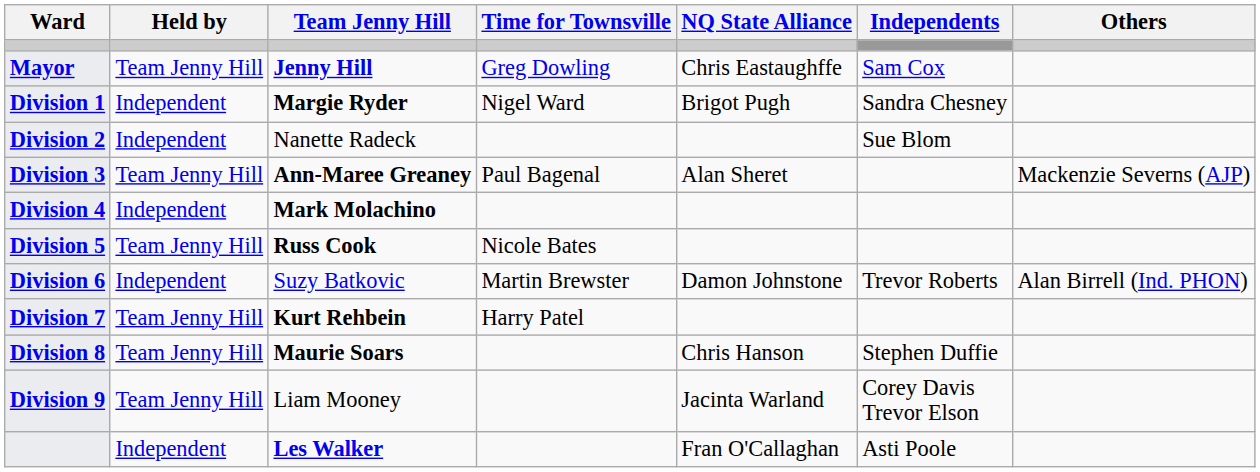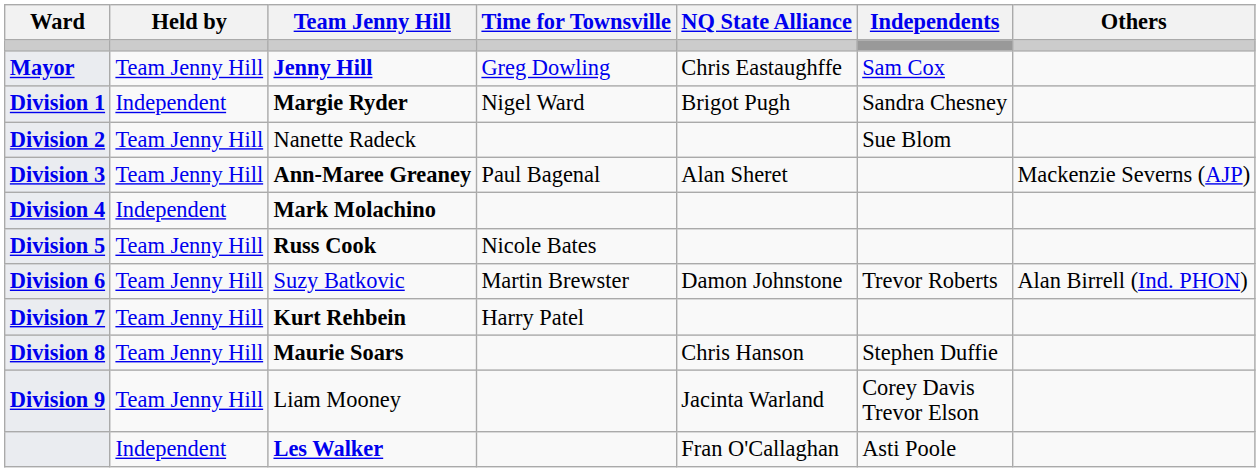(171, 139) Independent -> (189, 139) Team Jenny Hill
(171, 281) Independent -> (189, 281) Team Jenny Hill
